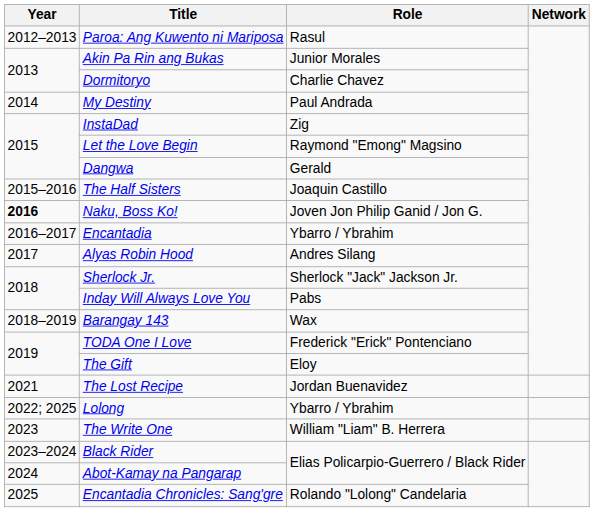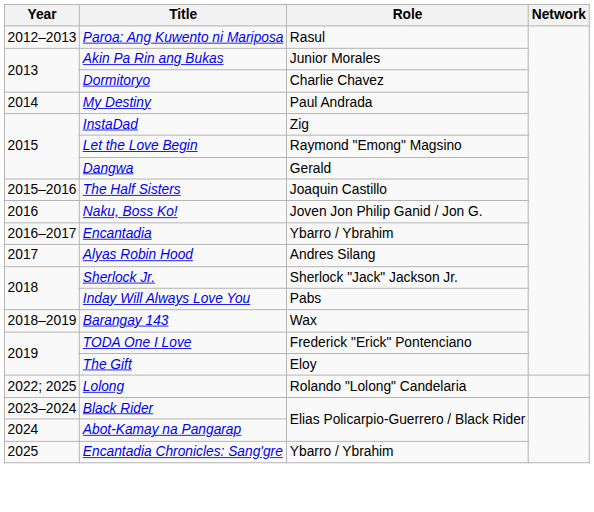(23, 211) bold -> (23, 211) normal
- row: (133, 386)
(342, 408) Ybarro / Ybrahim -> (378, 386) Rolando "Lolong" Candelaria
- row: (128, 430)
(378, 495) Rolando "Lolong" Candelaria -> (342, 451) Ybarro / Ybrahim
